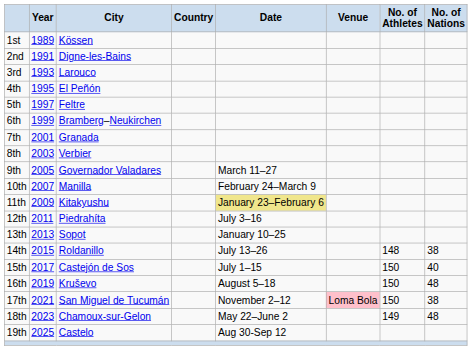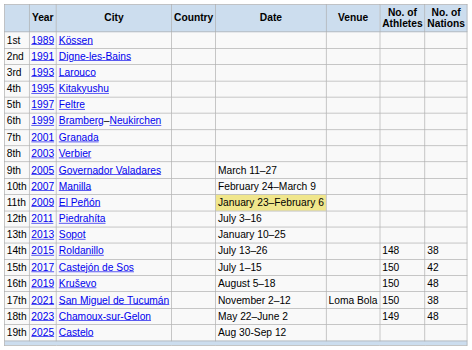(80, 89) El Peñón -> (84, 89) Kitakyushu
(84, 202) Kitakyushu -> (80, 202) El Peñón
(433, 267) 40 -> (433, 267) 42
(353, 300) pink background -> (353, 300) no background
